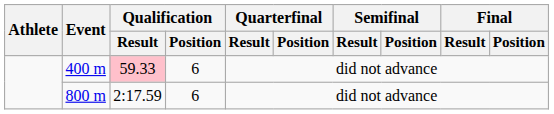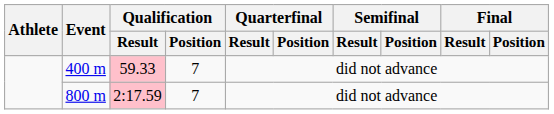(195, 69) 6 -> (195, 69) 7
(138, 95) no background -> (138, 95) pink background
(195, 95) 6 -> (195, 95) 7
